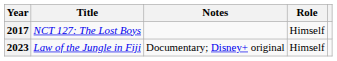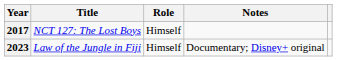columns swapped: (307, 13) <-> (215, 13)
